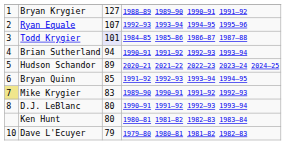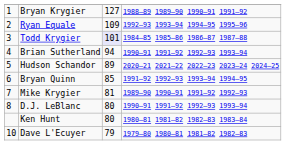(112, 25) 107 -> (112, 25) 109
(9, 92) khaki background -> (9, 92) no background
(109, 92) 83 -> (109, 92) 81
